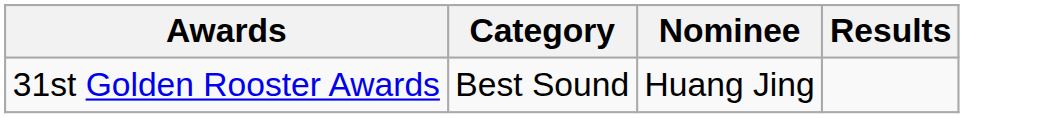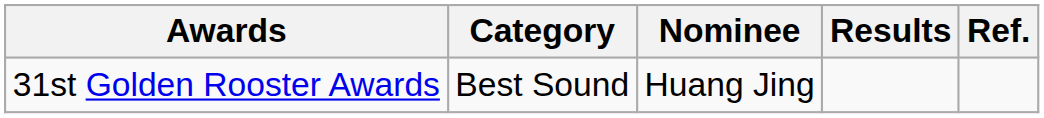+ column: (999, 31)
